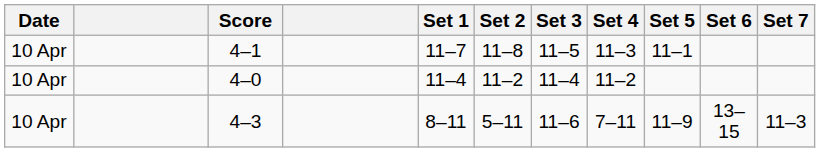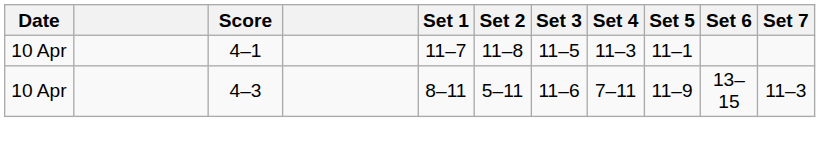- row: (245, 81)
